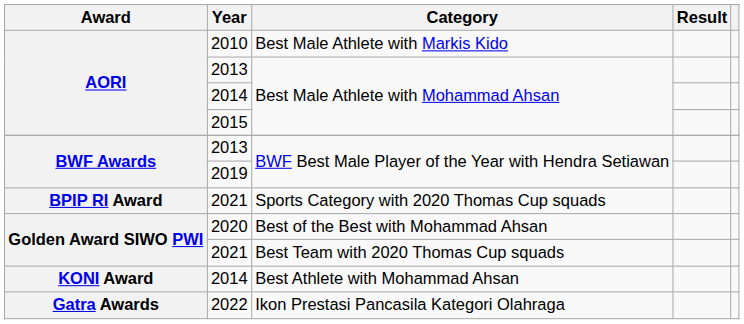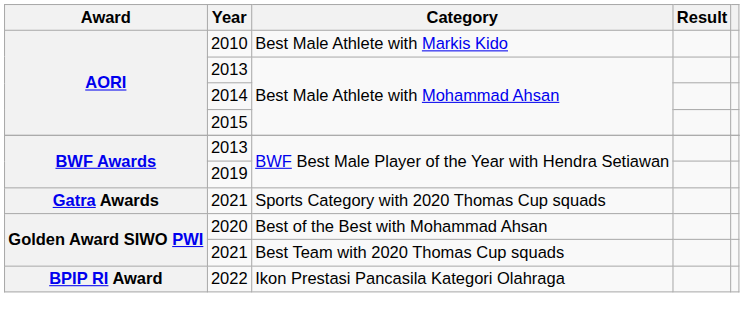(106, 200) BPIP RI Award -> (106, 200) Gatra Awards
- row: (229, 278)
(106, 305) Gatra Awards -> (106, 278) BPIP RI Award
